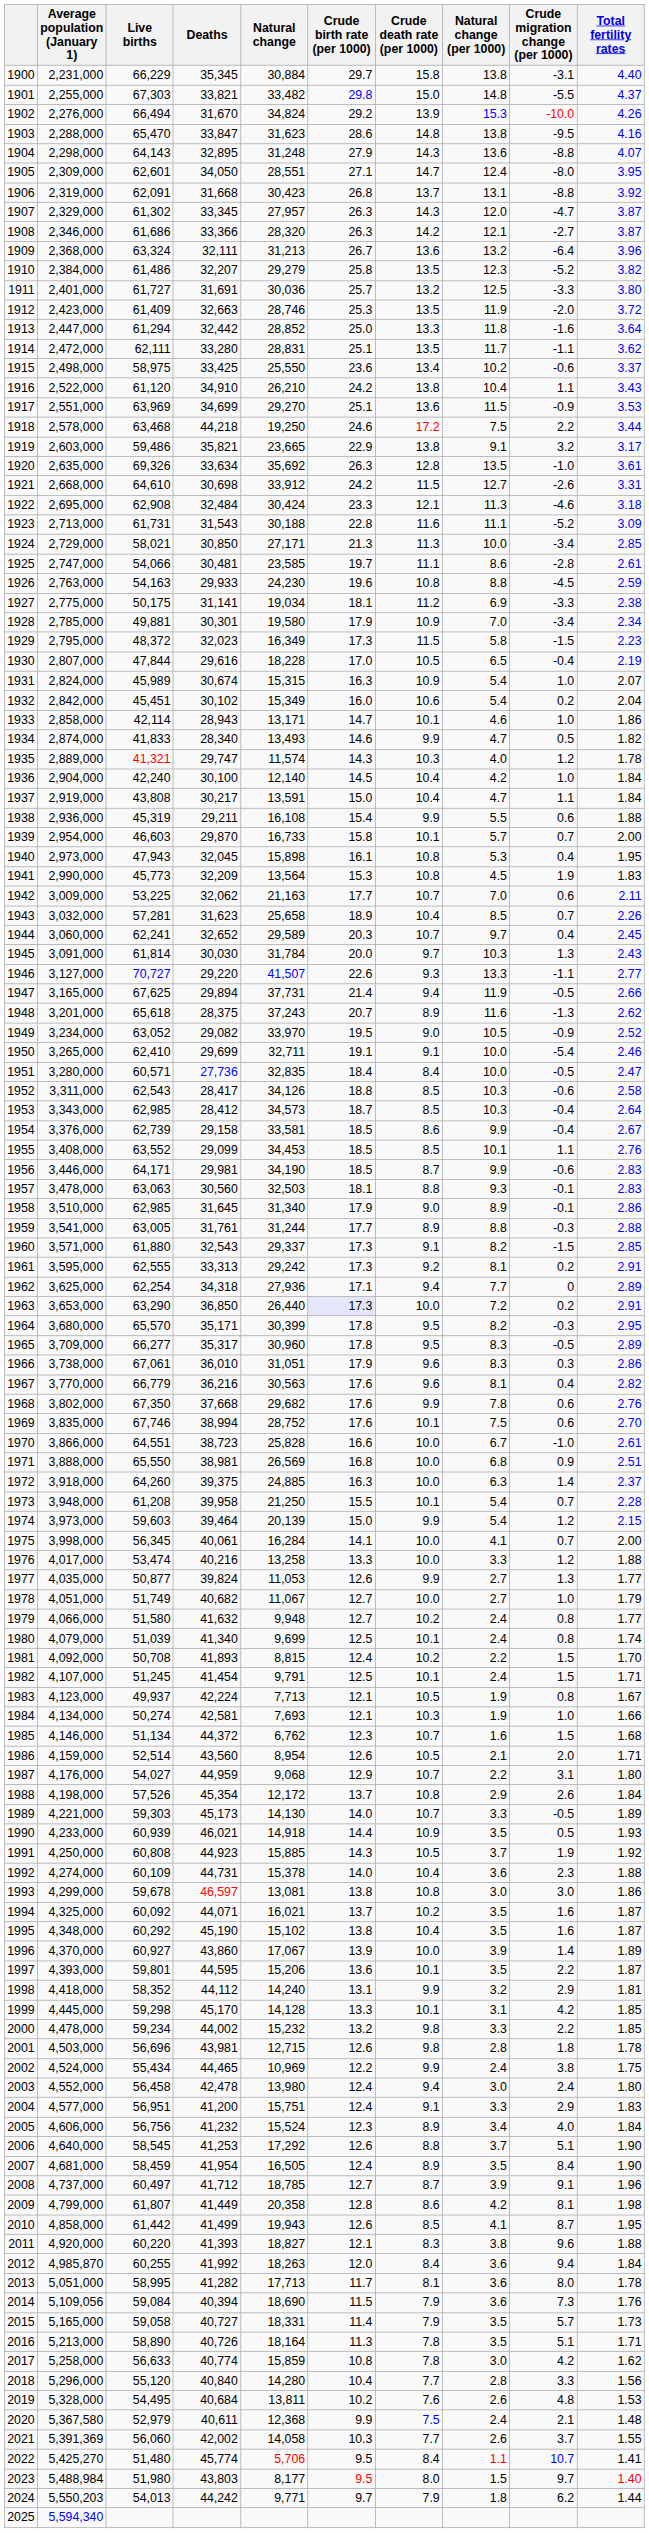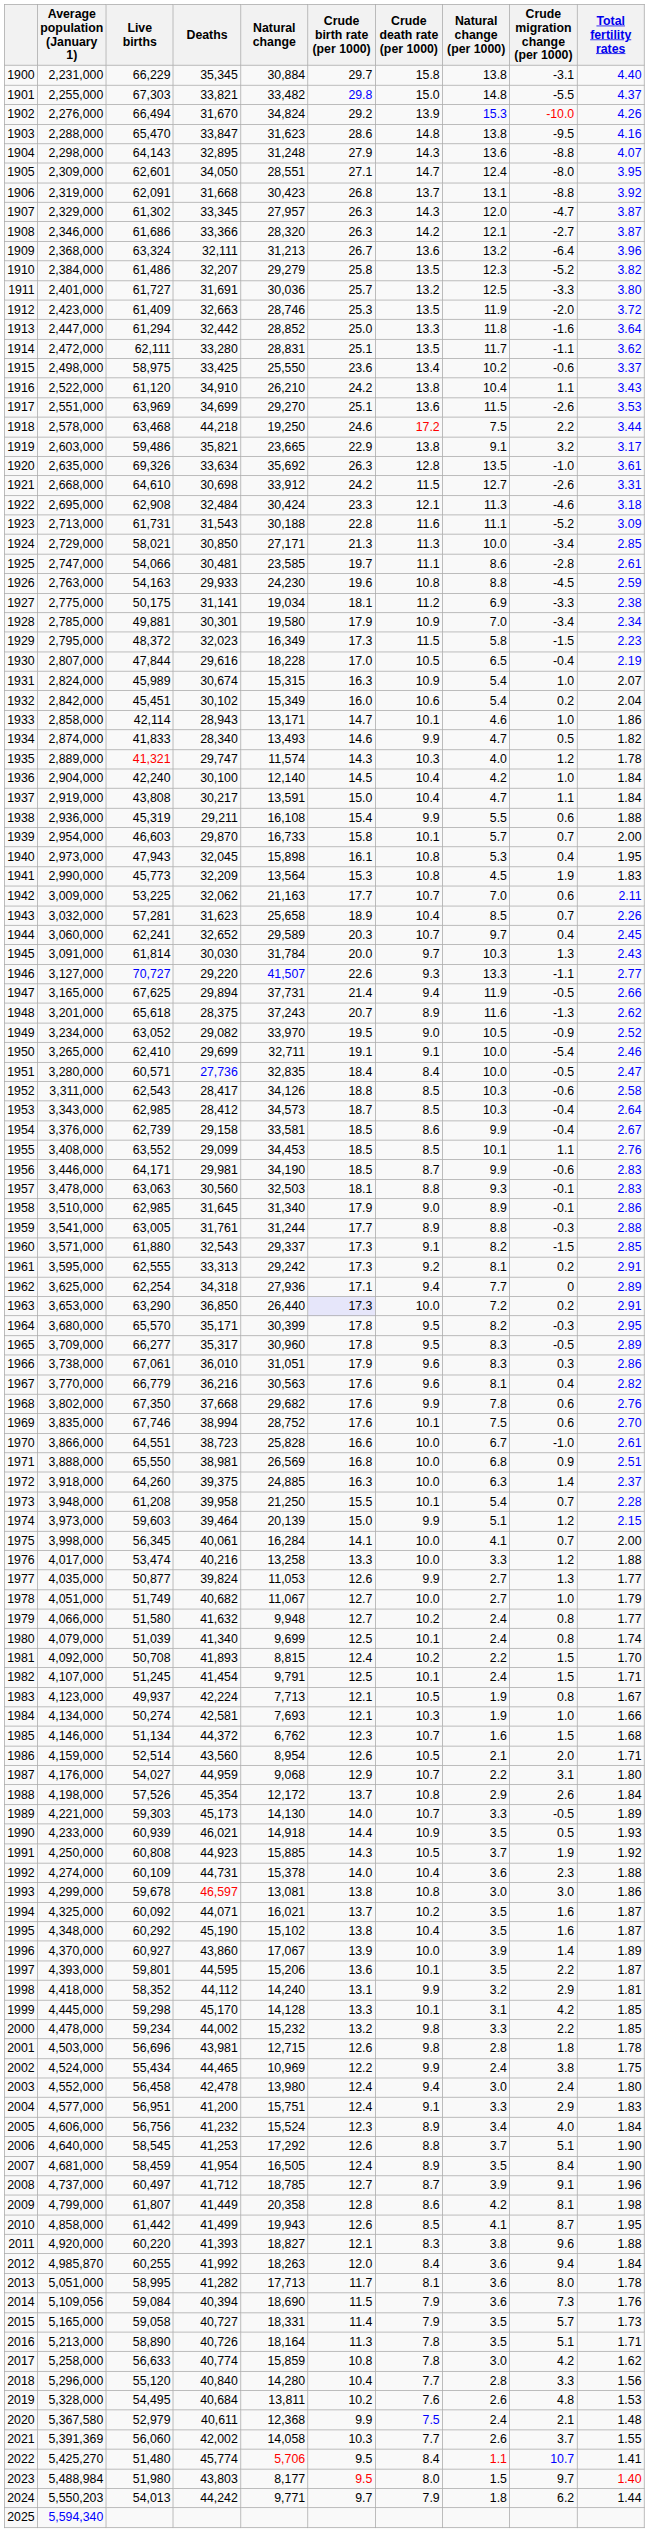(564, 407) -0.9 -> (564, 407) -2.6
(498, 1521) 5.4 -> (498, 1521) 5.1
